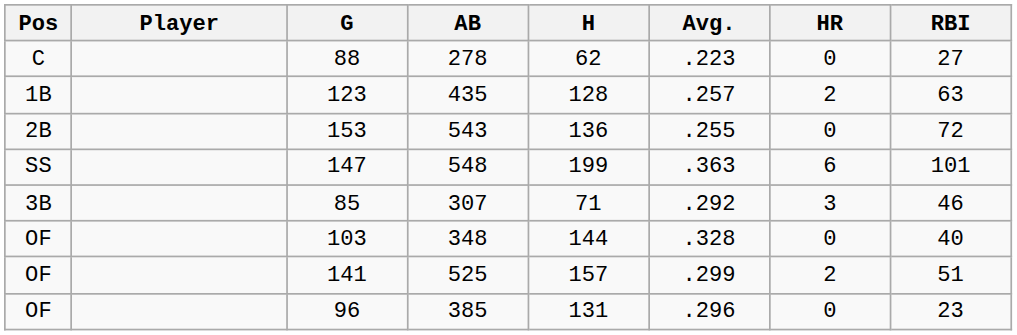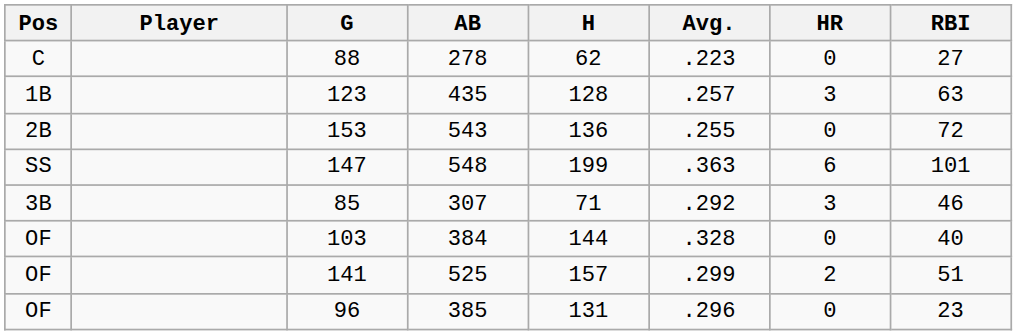(830, 95) 2 -> (830, 95) 3
(468, 239) 348 -> (468, 239) 384
